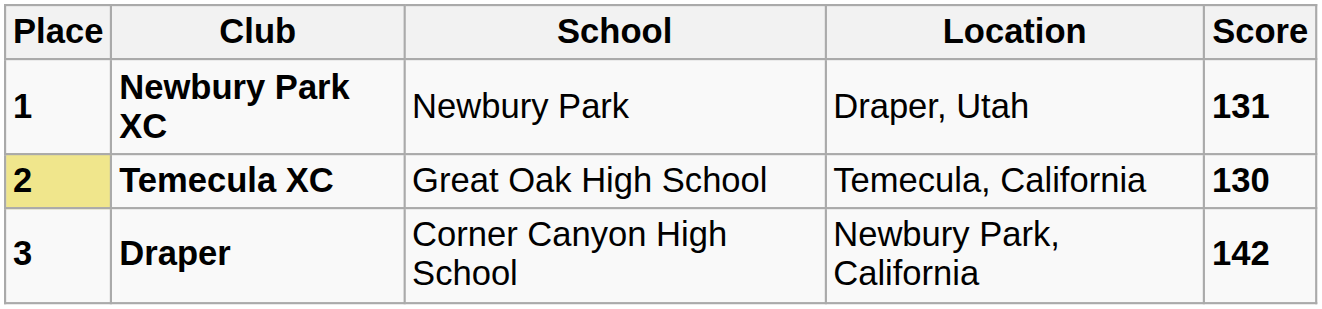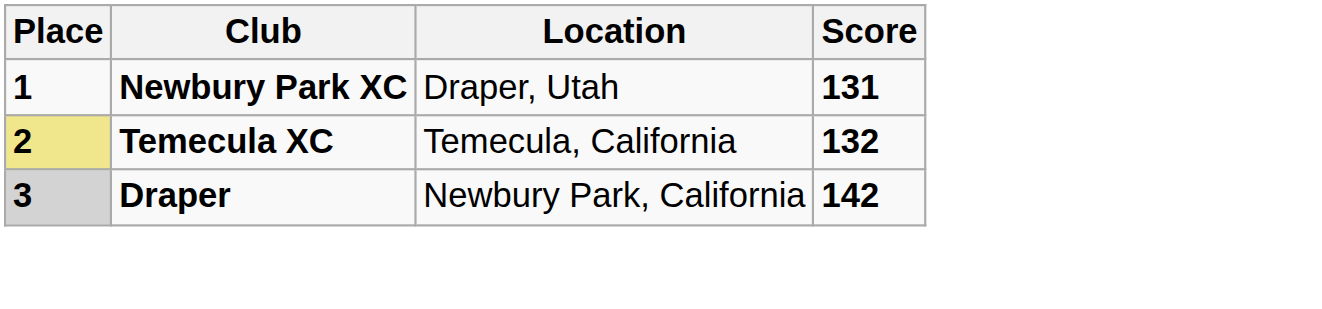- column: (615, 31)
(1241, 180) 130 -> (850, 141) 132
(23, 254) no background -> (23, 196) lightgrey background
